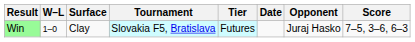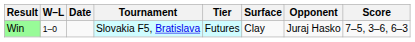columns swapped: (271, 12) <-> (88, 12)
